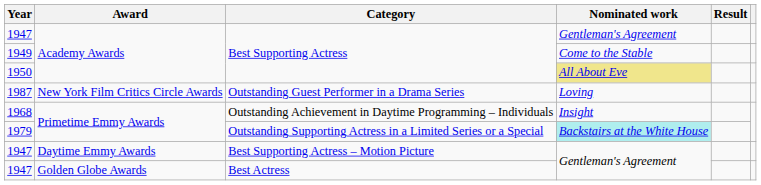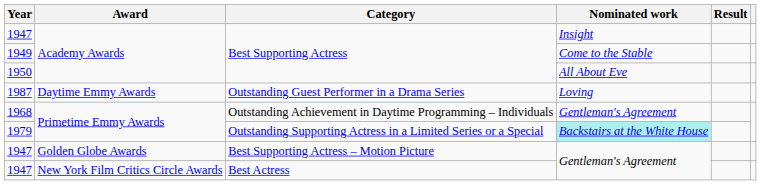(618, 33) Gentleman's Agreement -> (576, 33) Insight
(593, 72) khaki background -> (593, 72) no background
(130, 92) New York Film Critics Circle Awards -> (97, 92) Daytime Emmy Awards
(576, 111) Insight -> (618, 111) Gentleman's Agreement
(97, 151) Daytime Emmy Awards -> (92, 151) Golden Globe Awards
(92, 170) Golden Globe Awards -> (130, 170) New York Film Critics Circle Awards
